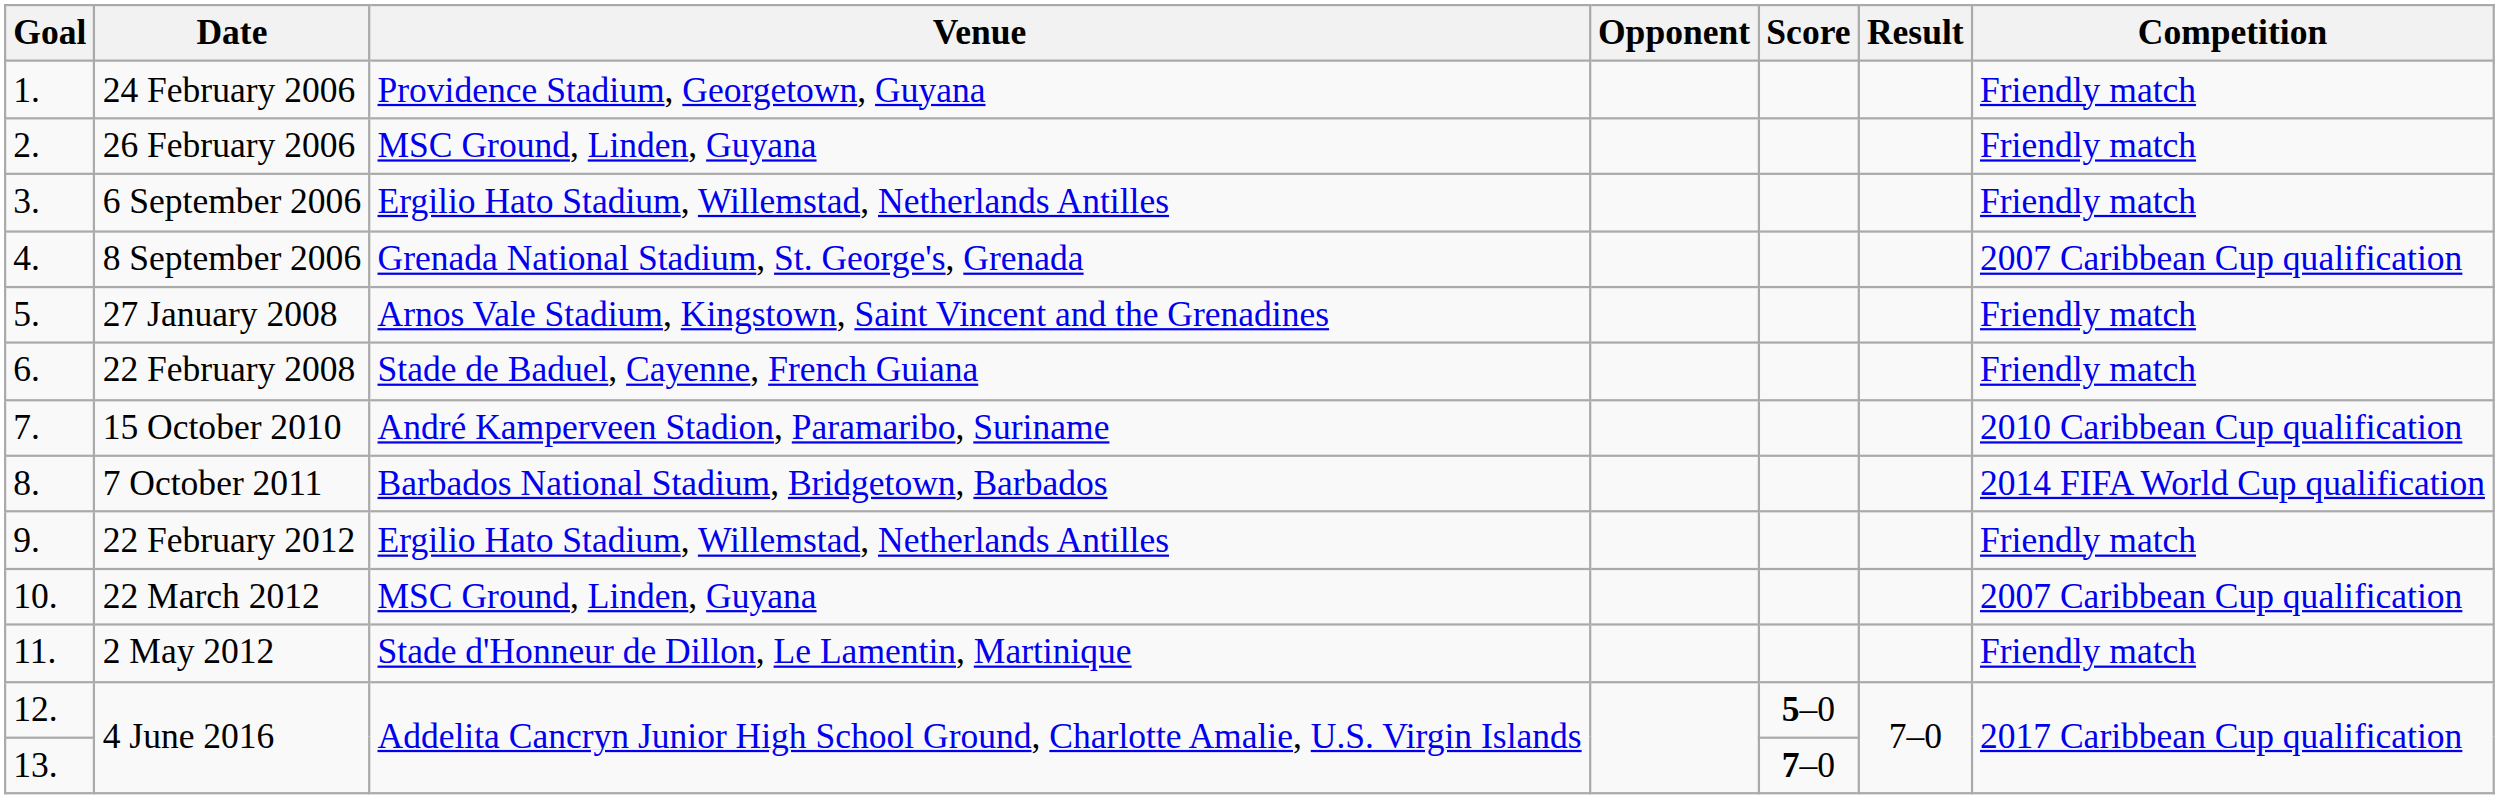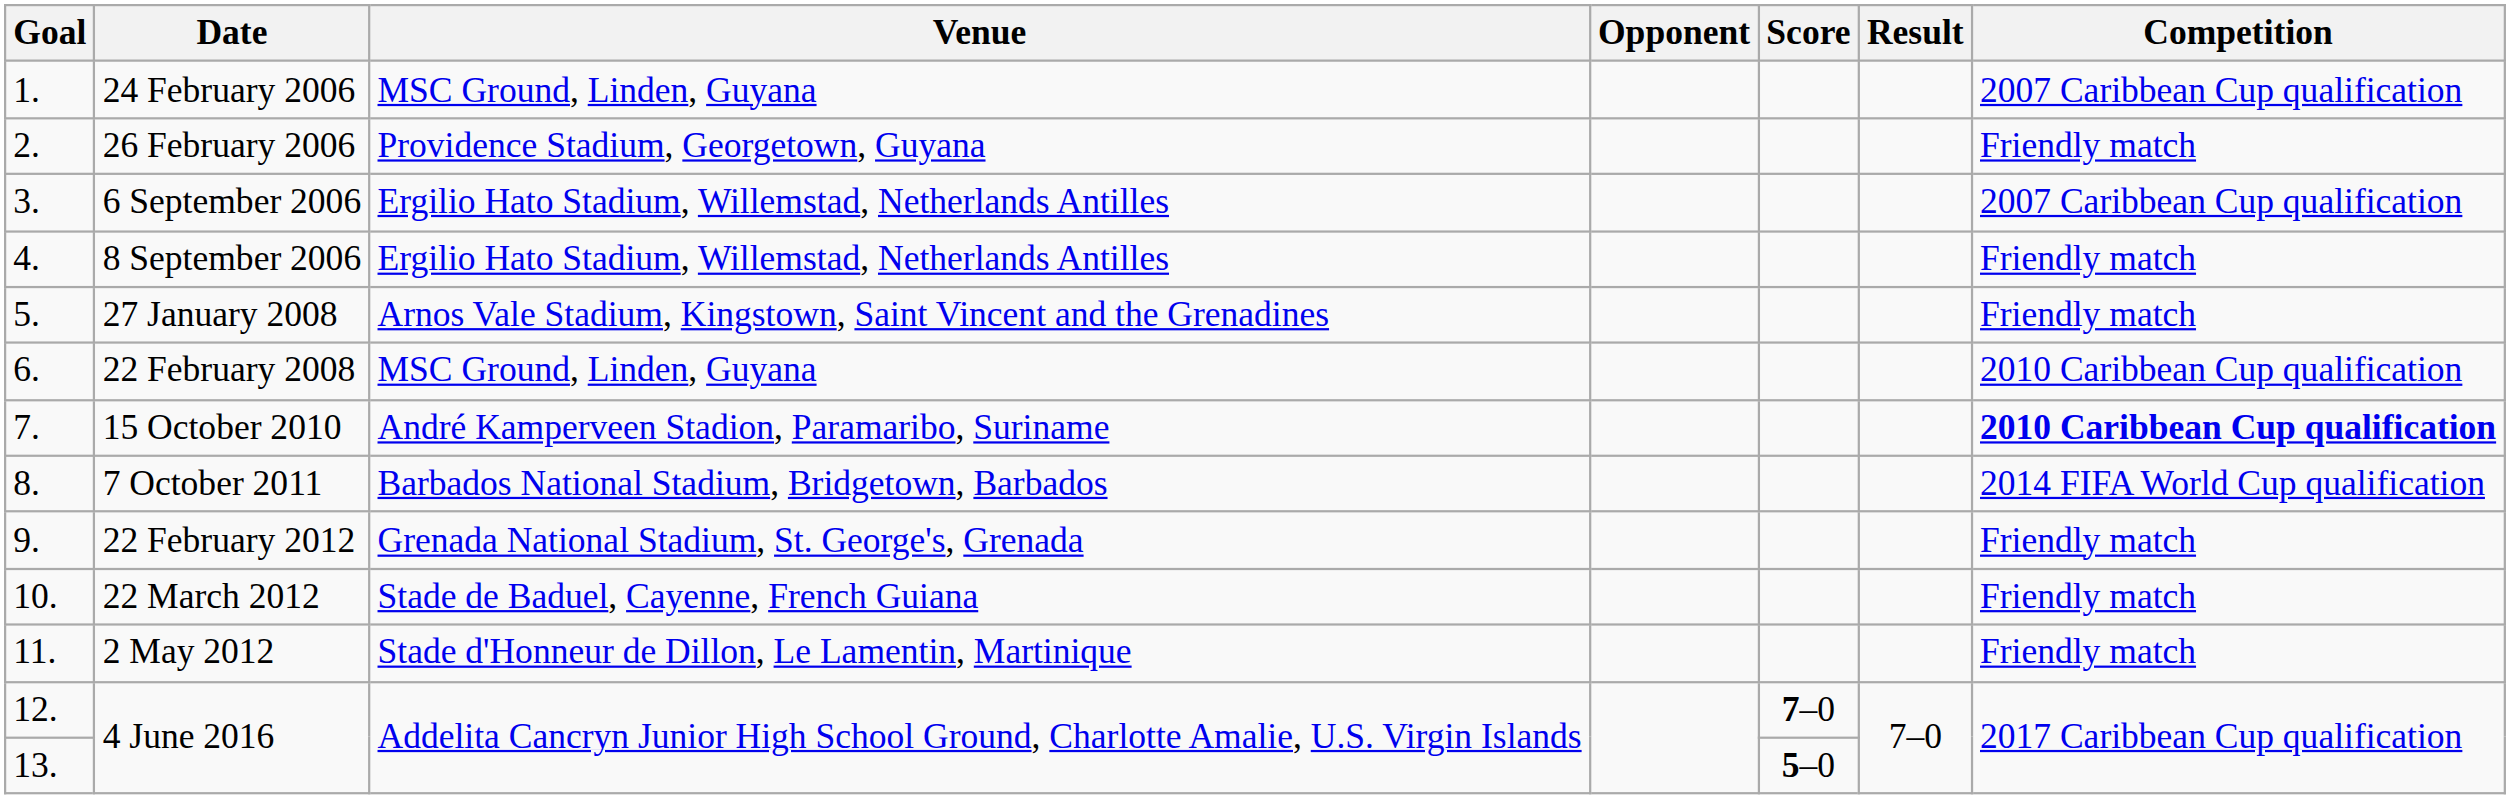(682, 88) Providence Stadium, Georgetown, Guyana -> (597, 88) MSC Ground, Linden, Guyana
(2088, 88) Friendly match -> (2221, 88) 2007 Caribbean Cup qualification
(597, 145) MSC Ground, Linden, Guyana -> (682, 145) Providence Stadium, Georgetown, Guyana
(2088, 201) Friendly match -> (2221, 201) 2007 Caribbean Cup qualification
(731, 257) Grenada National Stadium, St. George's, Grenada -> (773, 257) Ergilio Hato Stadium, Willemstad, Netherlands Antilles
(2221, 257) 2007 Caribbean Cup qualification -> (2088, 257) Friendly match
(678, 370) Stade de Baduel, Cayenne, French Guiana -> (597, 370) MSC Ground, Linden, Guyana
(2088, 370) Friendly match -> (2221, 370) 2010 Caribbean Cup qualification
(2221, 426) normal -> (2238, 426) bold
(773, 539) Ergilio Hato Stadium, Willemstad, Netherlands Antilles -> (731, 539) Grenada National Stadium, St. George's, Grenada
(597, 595) MSC Ground, Linden, Guyana -> (678, 595) Stade de Baduel, Cayenne, French Guiana
(2221, 595) 2007 Caribbean Cup qualification -> (2088, 595) Friendly match
(1808, 708) 5–0 -> (1808, 708) 7–0
(1808, 764) 7–0 -> (1808, 764) 5–0
